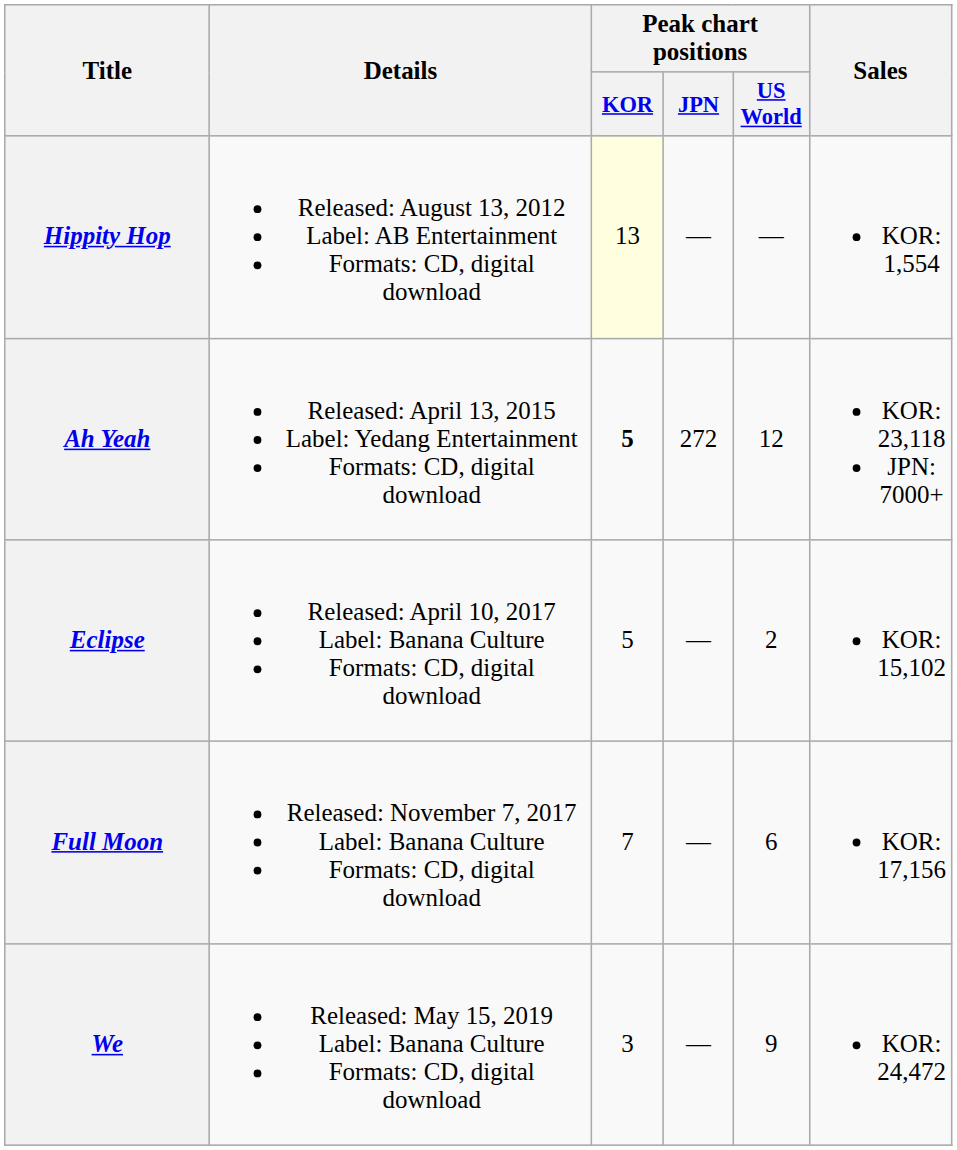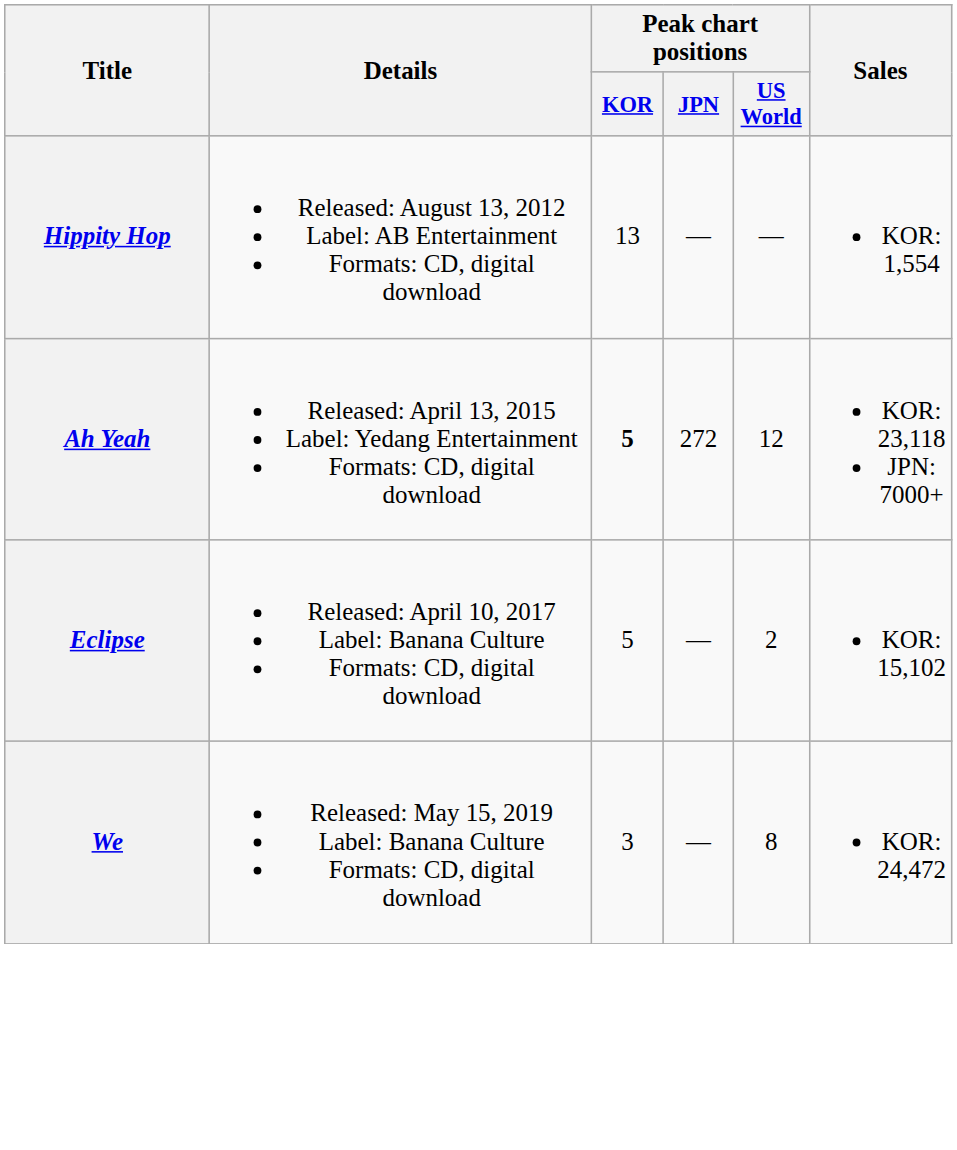(627, 236) lightyellow background -> (627, 236) no background
- row: (107, 842)
(771, 1043) 9 -> (771, 842) 8
